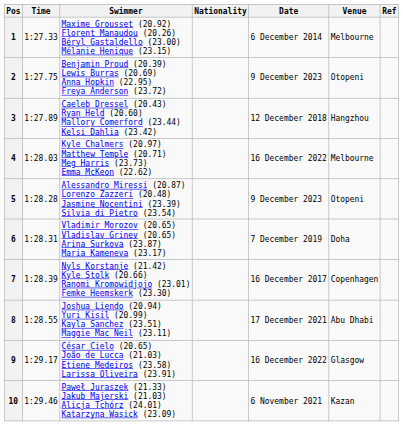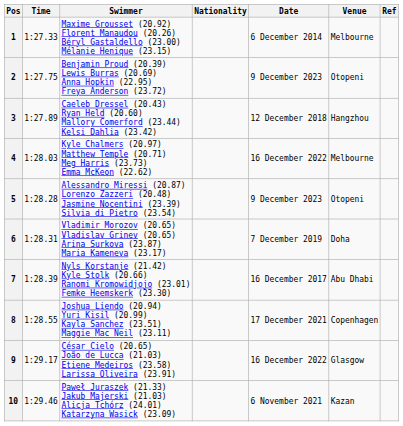(355, 280) Copenhagen -> (352, 280) Abu Dhabi
(352, 320) Abu Dhabi -> (355, 320) Copenhagen
